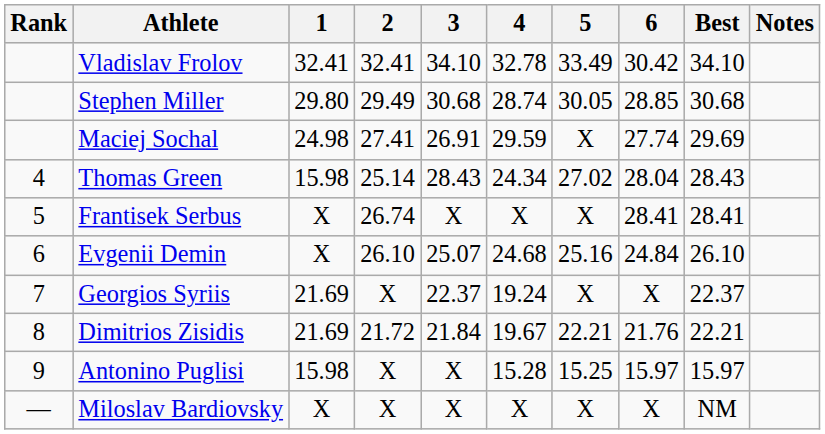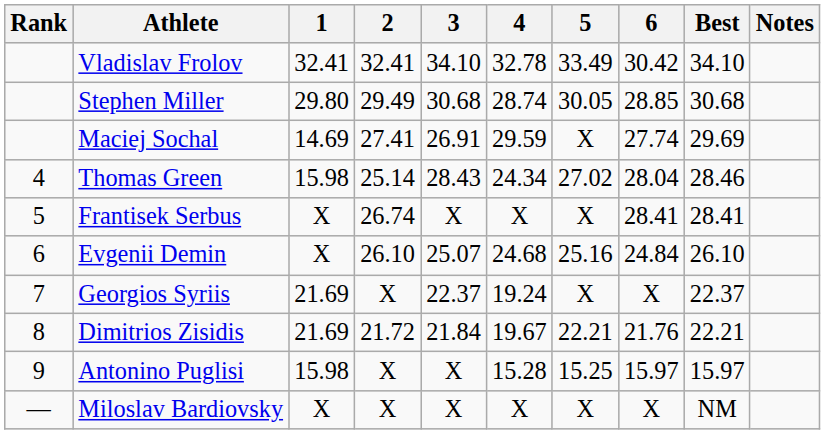(322, 139) 24.98 -> (322, 139) 14.69
(717, 178) 28.43 -> (717, 178) 28.46
